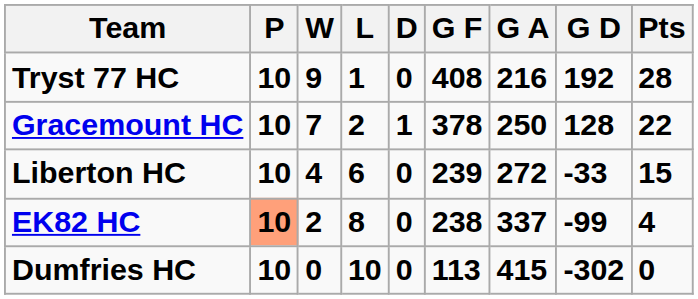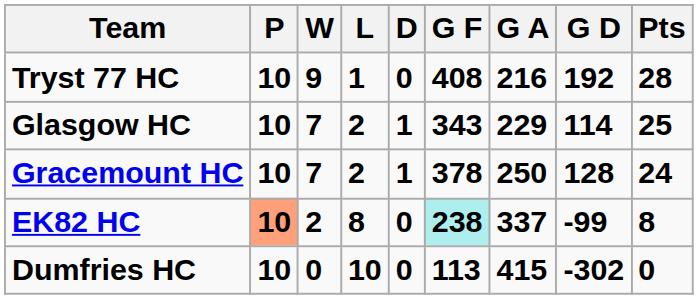+ row: (101, 125)
(655, 125) 22 -> (655, 173) 24
- row: (99, 173)
(457, 221) no background -> (457, 221) paleturquoise background
(647, 221) 4 -> (647, 221) 8
